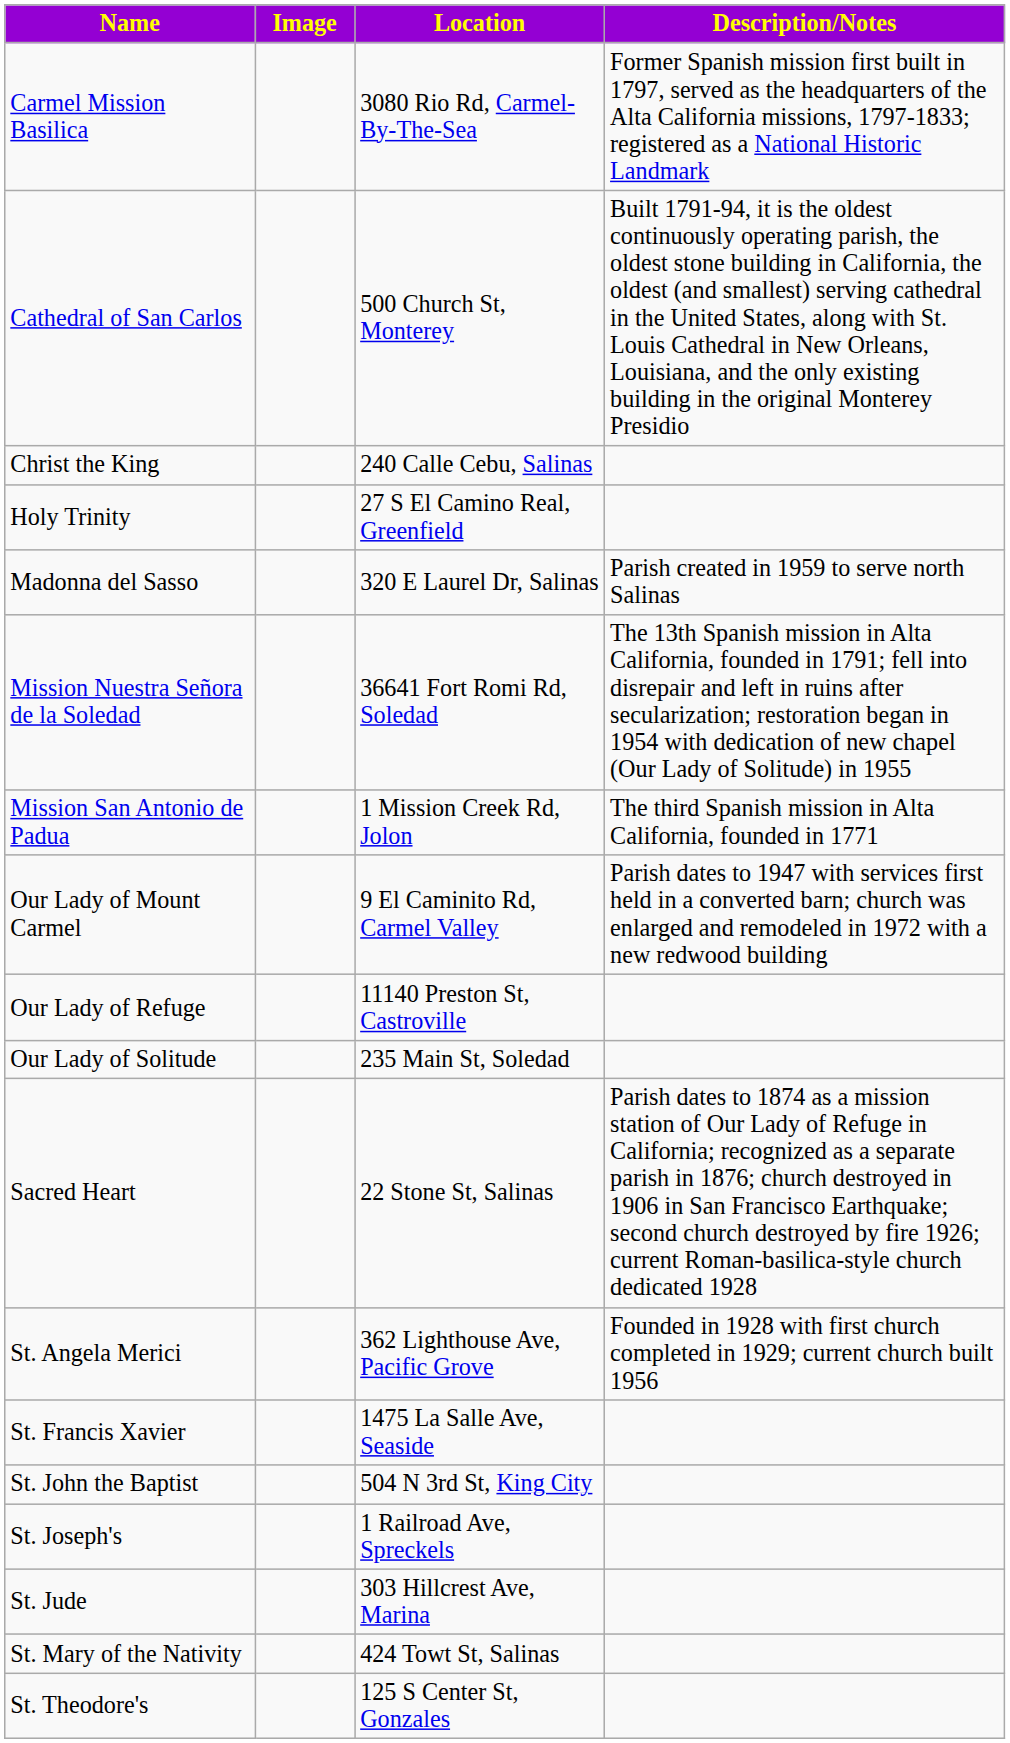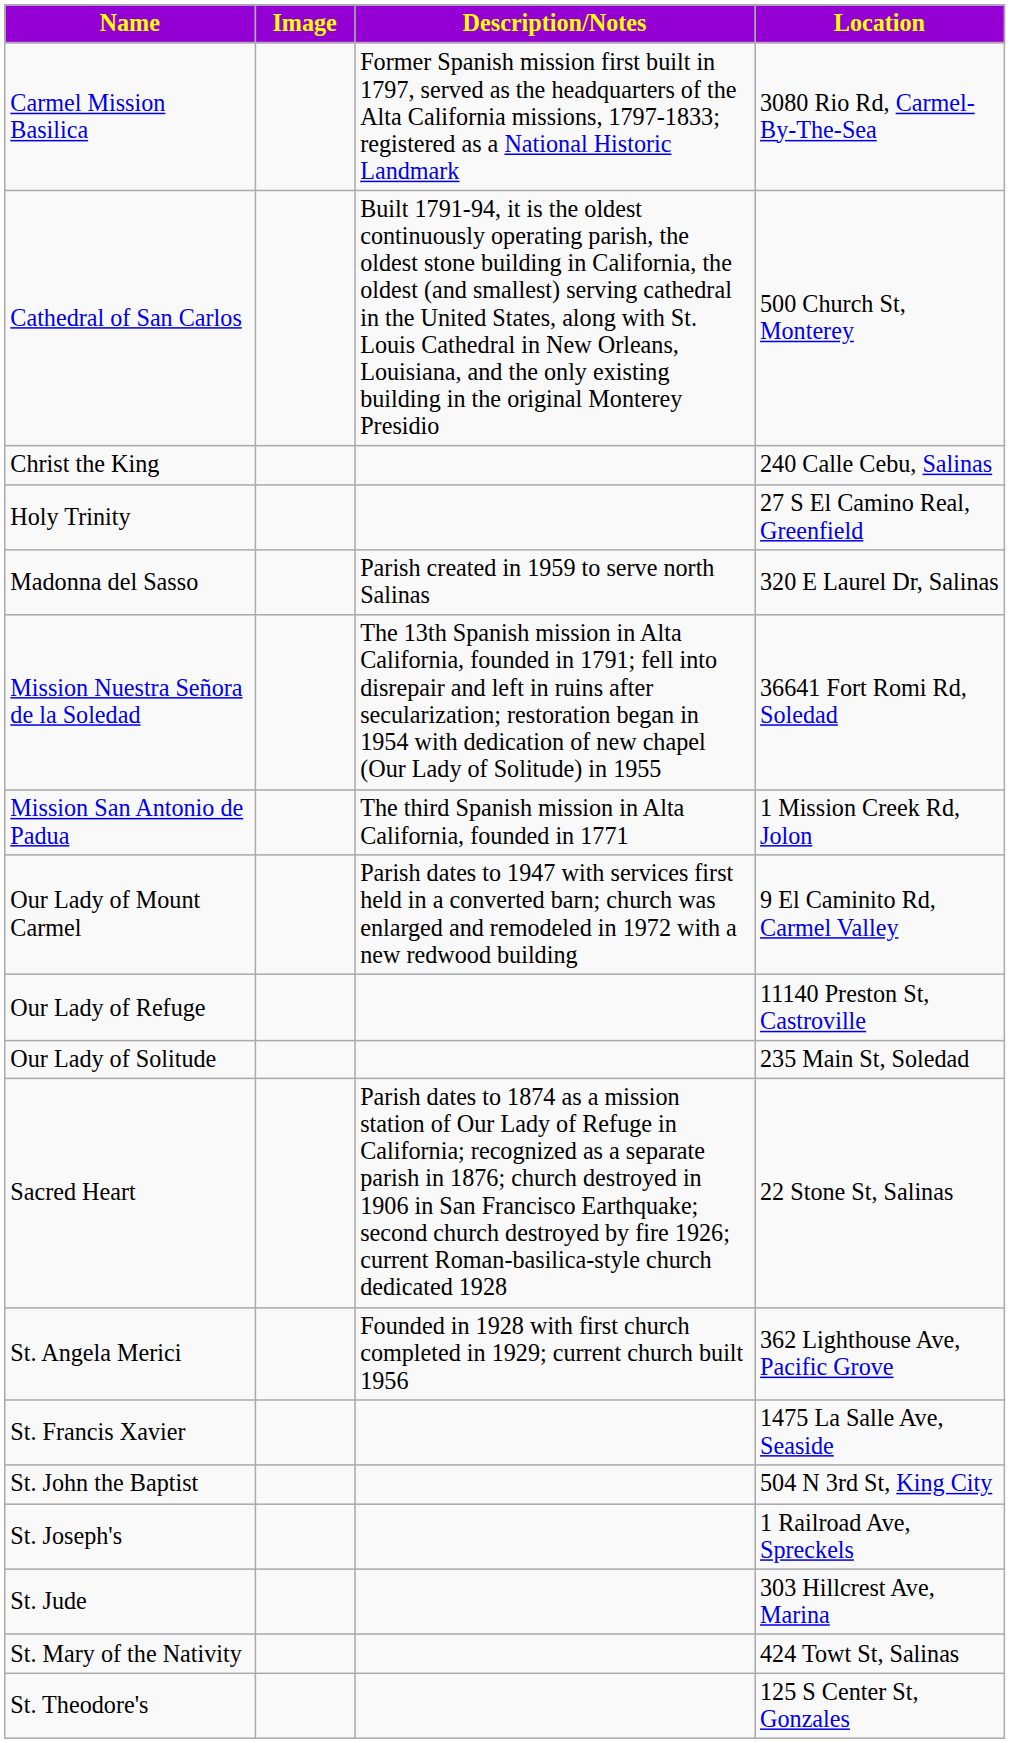columns swapped: (480, 23) <-> (804, 23)
